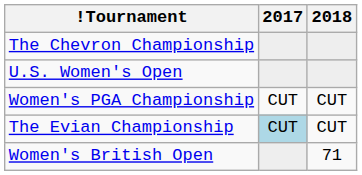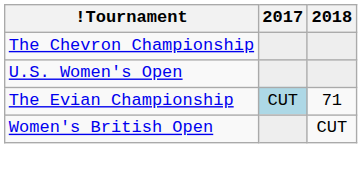- row: (131, 101)
(332, 129) CUT -> (332, 101) 71
(332, 156) 71 -> (332, 129) CUT
